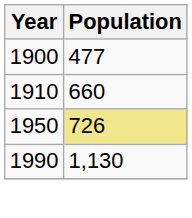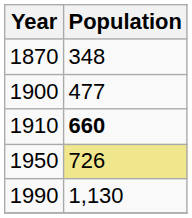+ row: (34, 56)
(87, 91) normal -> (87, 126) bold
